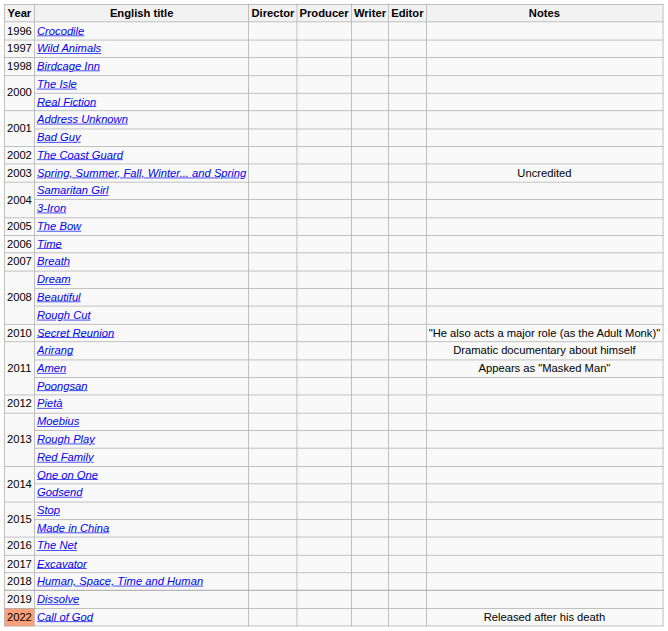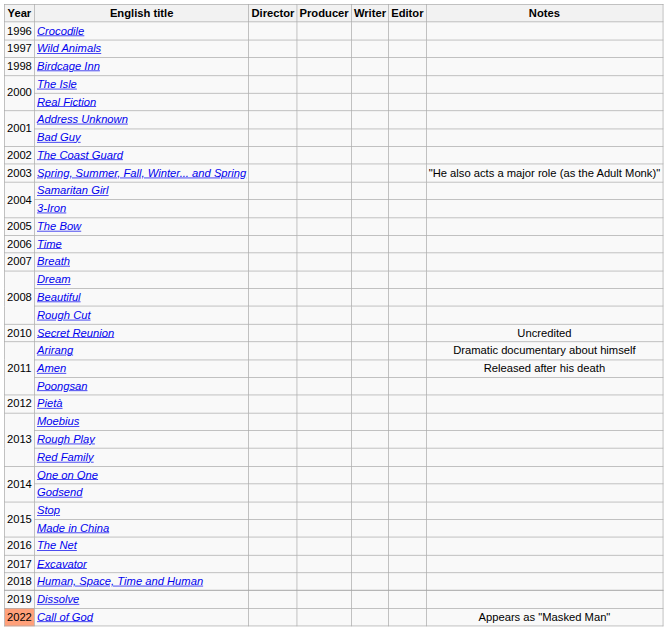(544, 173) Uncredited -> (544, 173) "He also acts a major role (as the Adult Monk)"
(544, 333) "He also acts a major role (as the Adult Monk)" -> (544, 333) Uncredited
(544, 368) Appears as "Masked Man" -> (544, 368) Released after his death
(544, 617) Released after his death -> (544, 617) Appears as "Masked Man"
